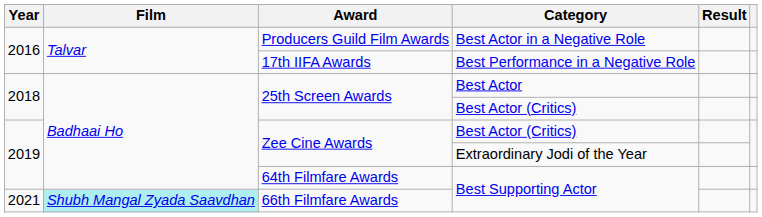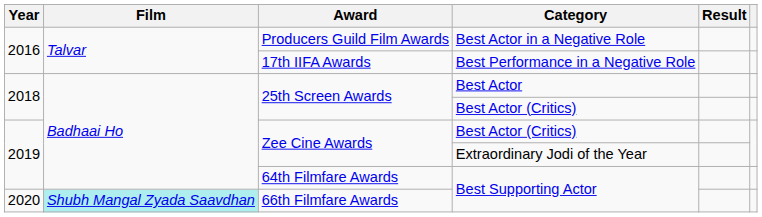(24, 200) 2021 -> (24, 200) 2020
